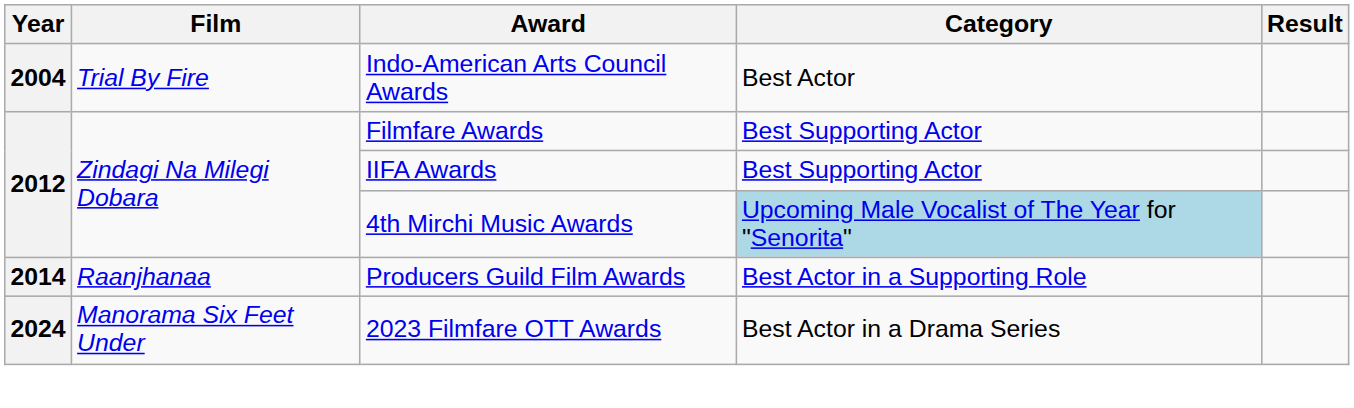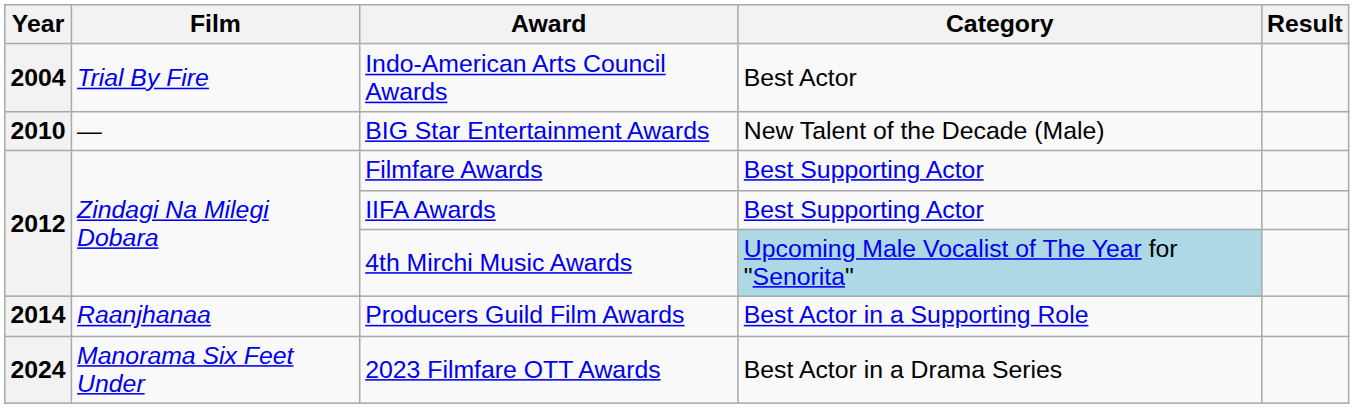+ row: (537, 130)
